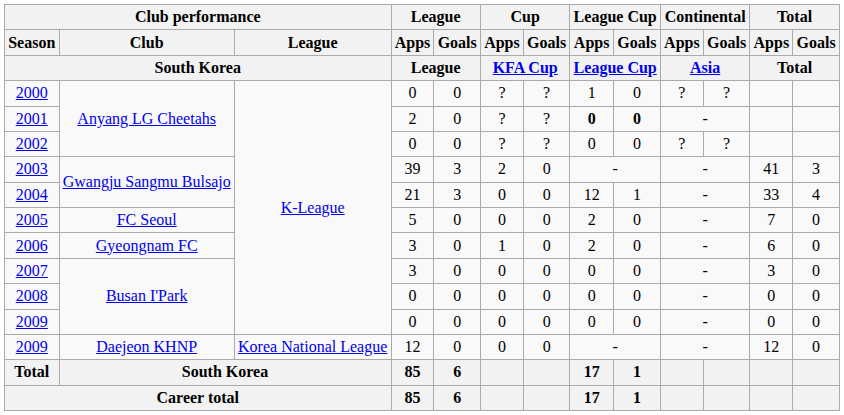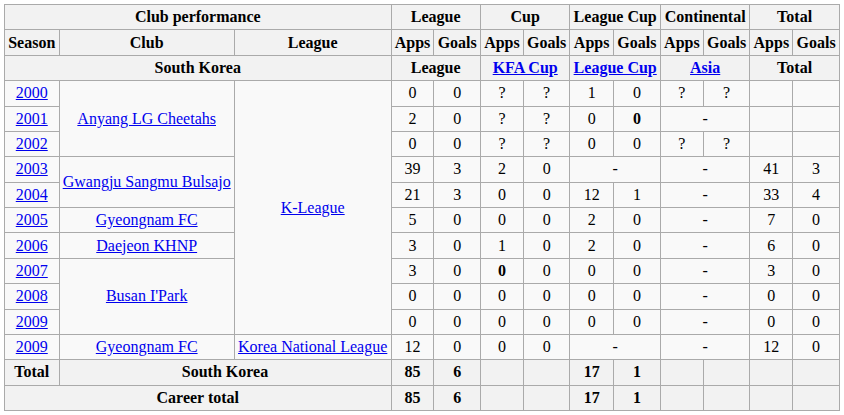(592, 118) bold -> (592, 118) normal
(147, 220) FC Seoul -> (147, 220) Gyeongnam FC
(147, 245) Gyeongnam FC -> (147, 245) Daejeon KHNP
(502, 270) normal -> (502, 270) bold
(147, 347) Daejeon KHNP -> (147, 347) Gyeongnam FC
